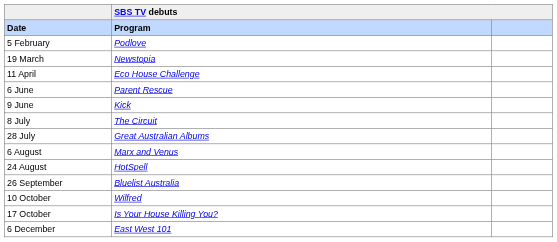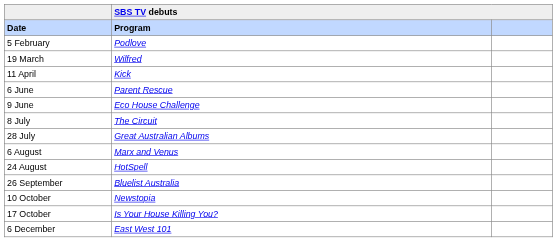(135, 59) Newstopia -> (128, 59) Wilfred
(157, 74) Eco House Challenge -> (123, 74) Kick
(123, 105) Kick -> (157, 105) Eco House Challenge
(128, 198) Wilfred -> (135, 198) Newstopia
